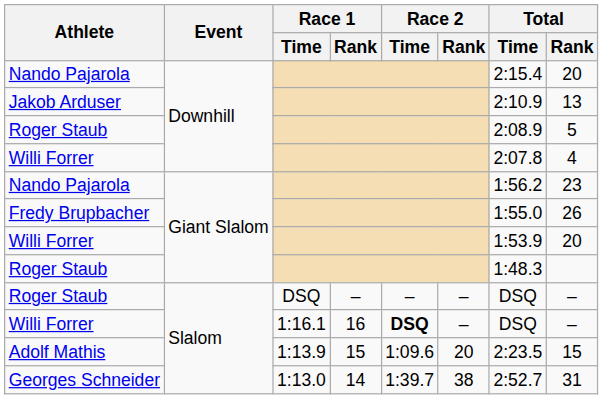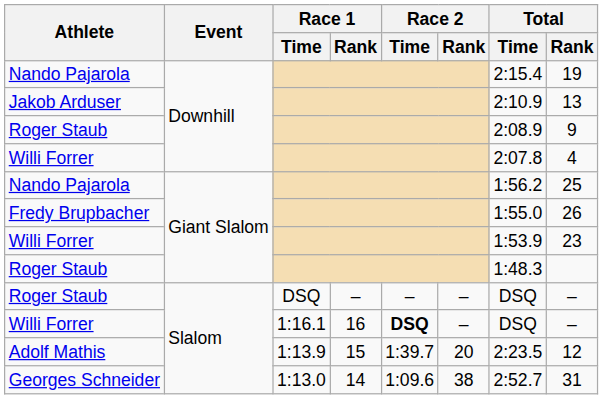(572, 74) 20 -> (572, 74) 19
(572, 130) 5 -> (572, 130) 9
(572, 185) 23 -> (572, 185) 25
(572, 241) 20 -> (572, 241) 23
(410, 352) 1:09.6 -> (410, 352) 1:39.7
(572, 352) 15 -> (572, 352) 12
(410, 380) 1:39.7 -> (410, 380) 1:09.6
